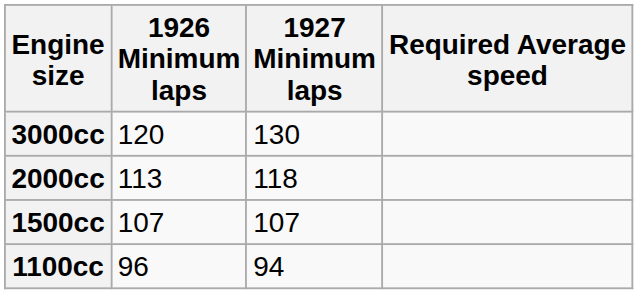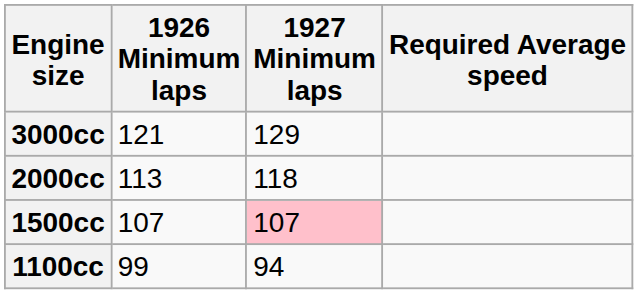(141, 134) 120 -> (141, 134) 121
(277, 134) 130 -> (277, 134) 129
(277, 223) no background -> (277, 223) pink background
(133, 267) 96 -> (133, 267) 99
